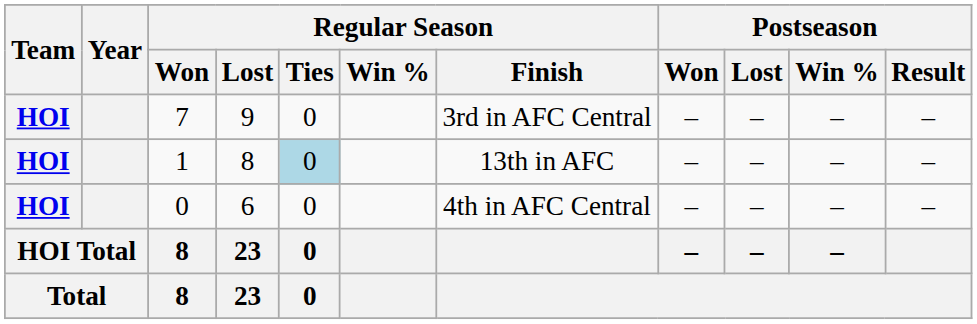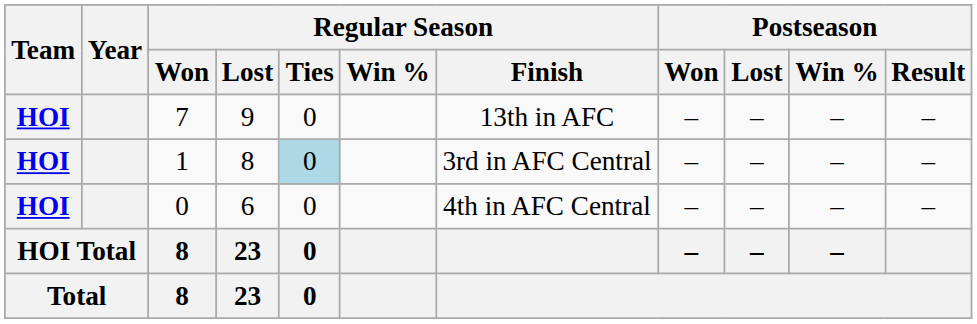(547, 116) 3rd in AFC Central -> (547, 116) 13th in AFC
(547, 161) 13th in AFC -> (547, 161) 3rd in AFC Central
